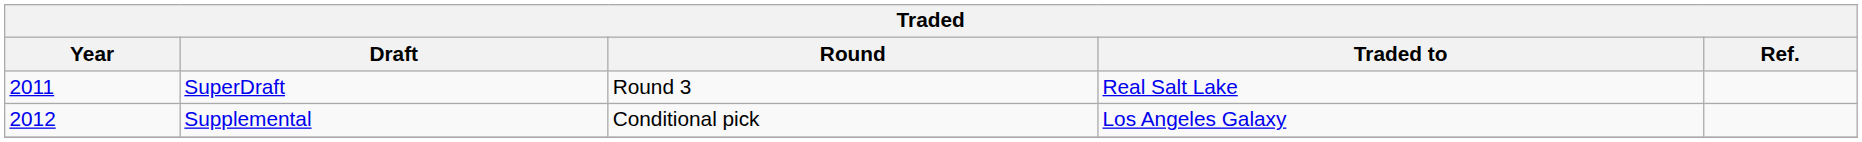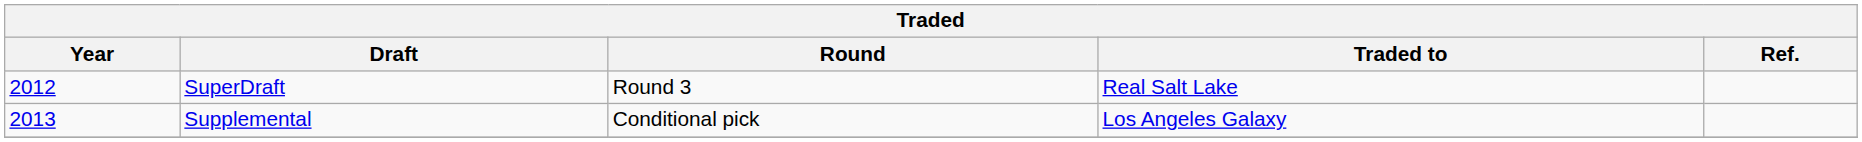(32, 86) 2011 -> (33, 86) 2012
(33, 119) 2012 -> (33, 119) 2013
